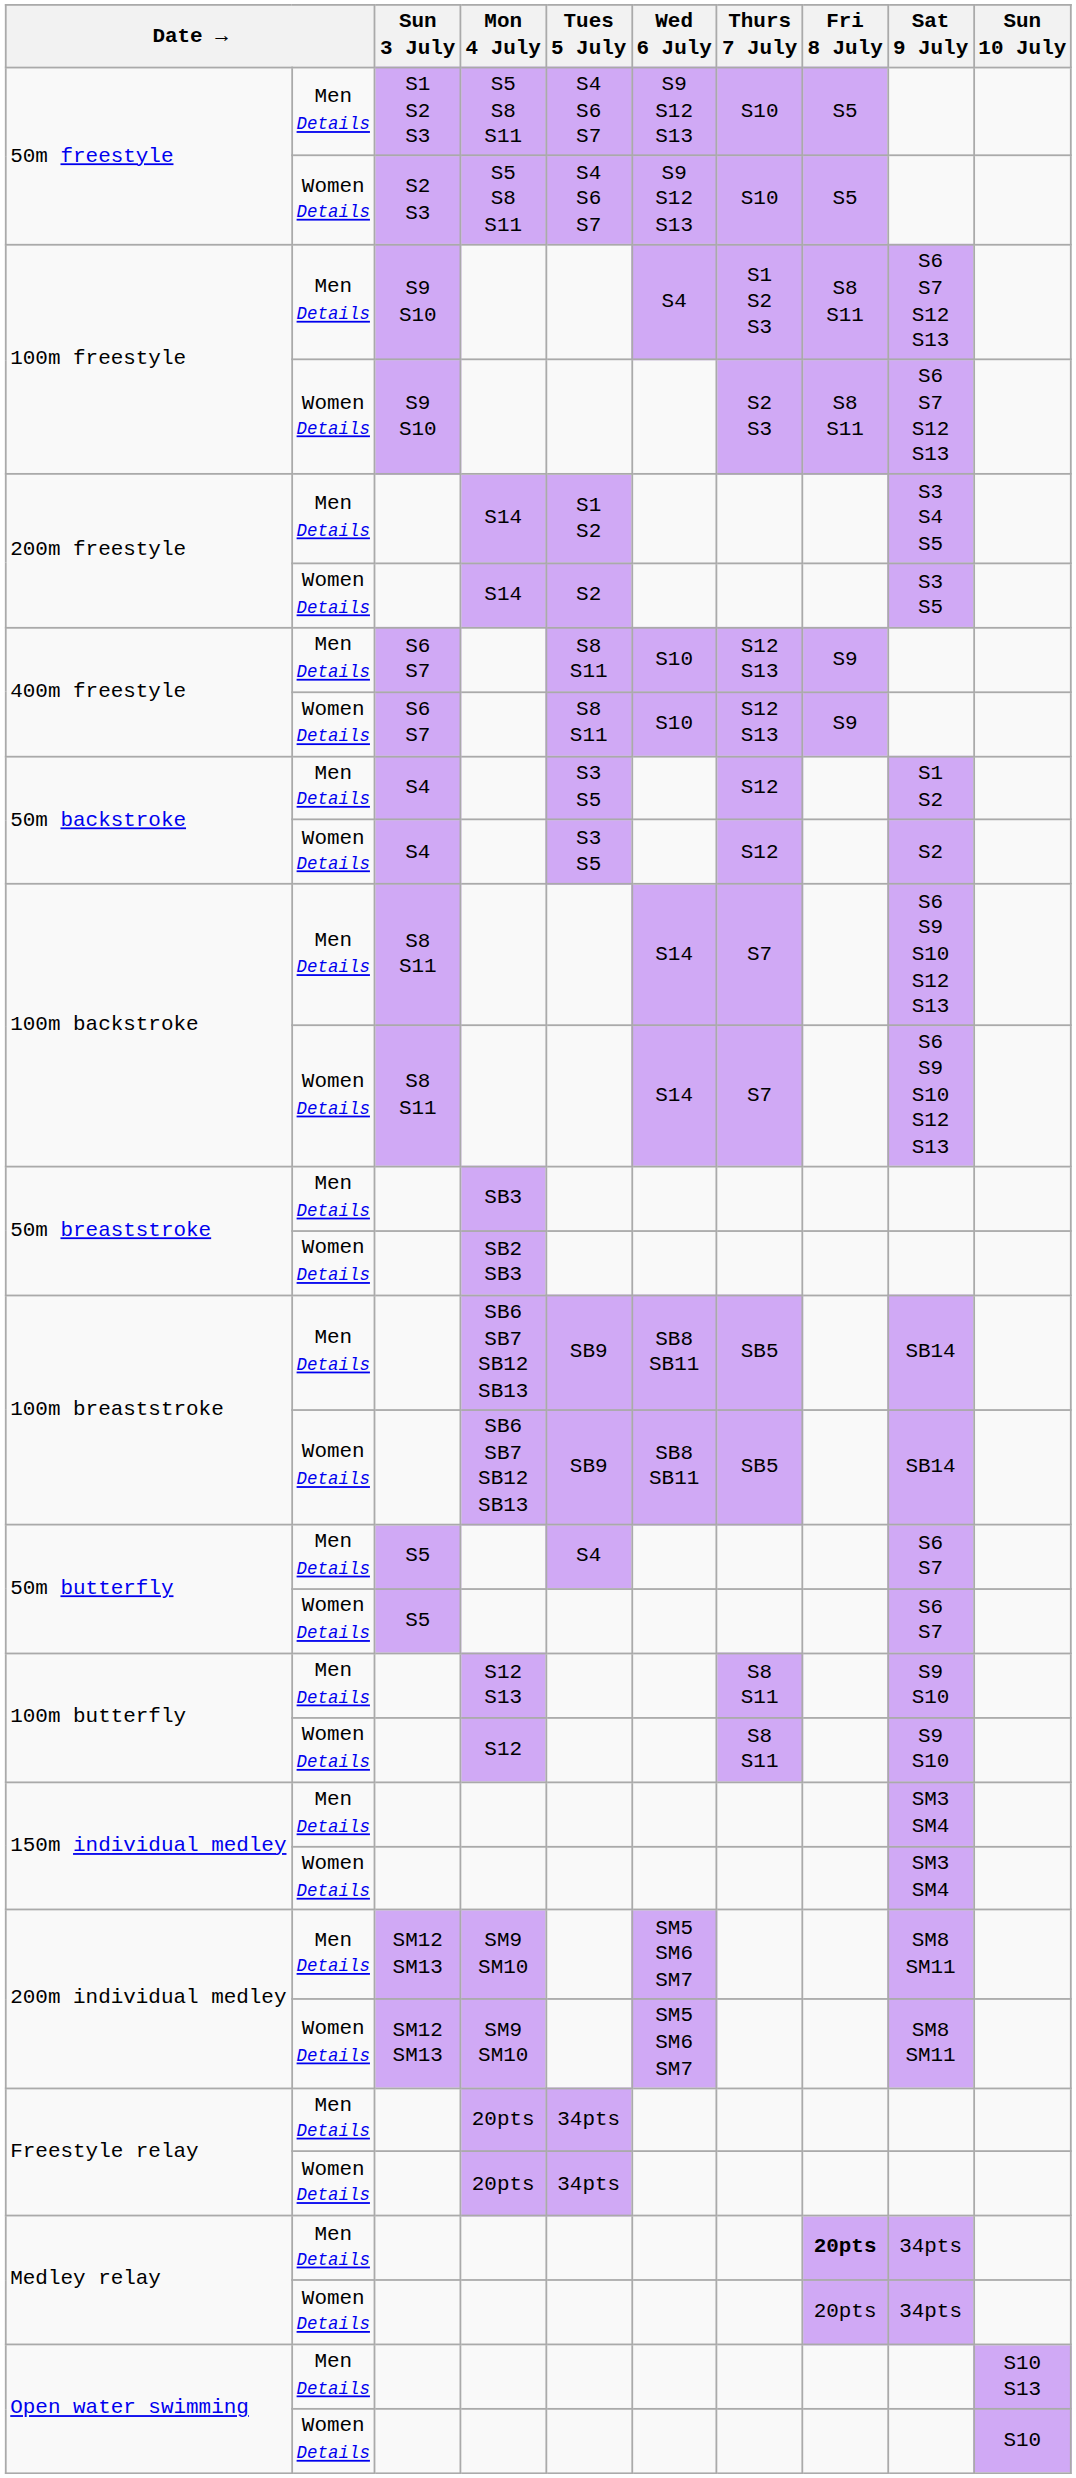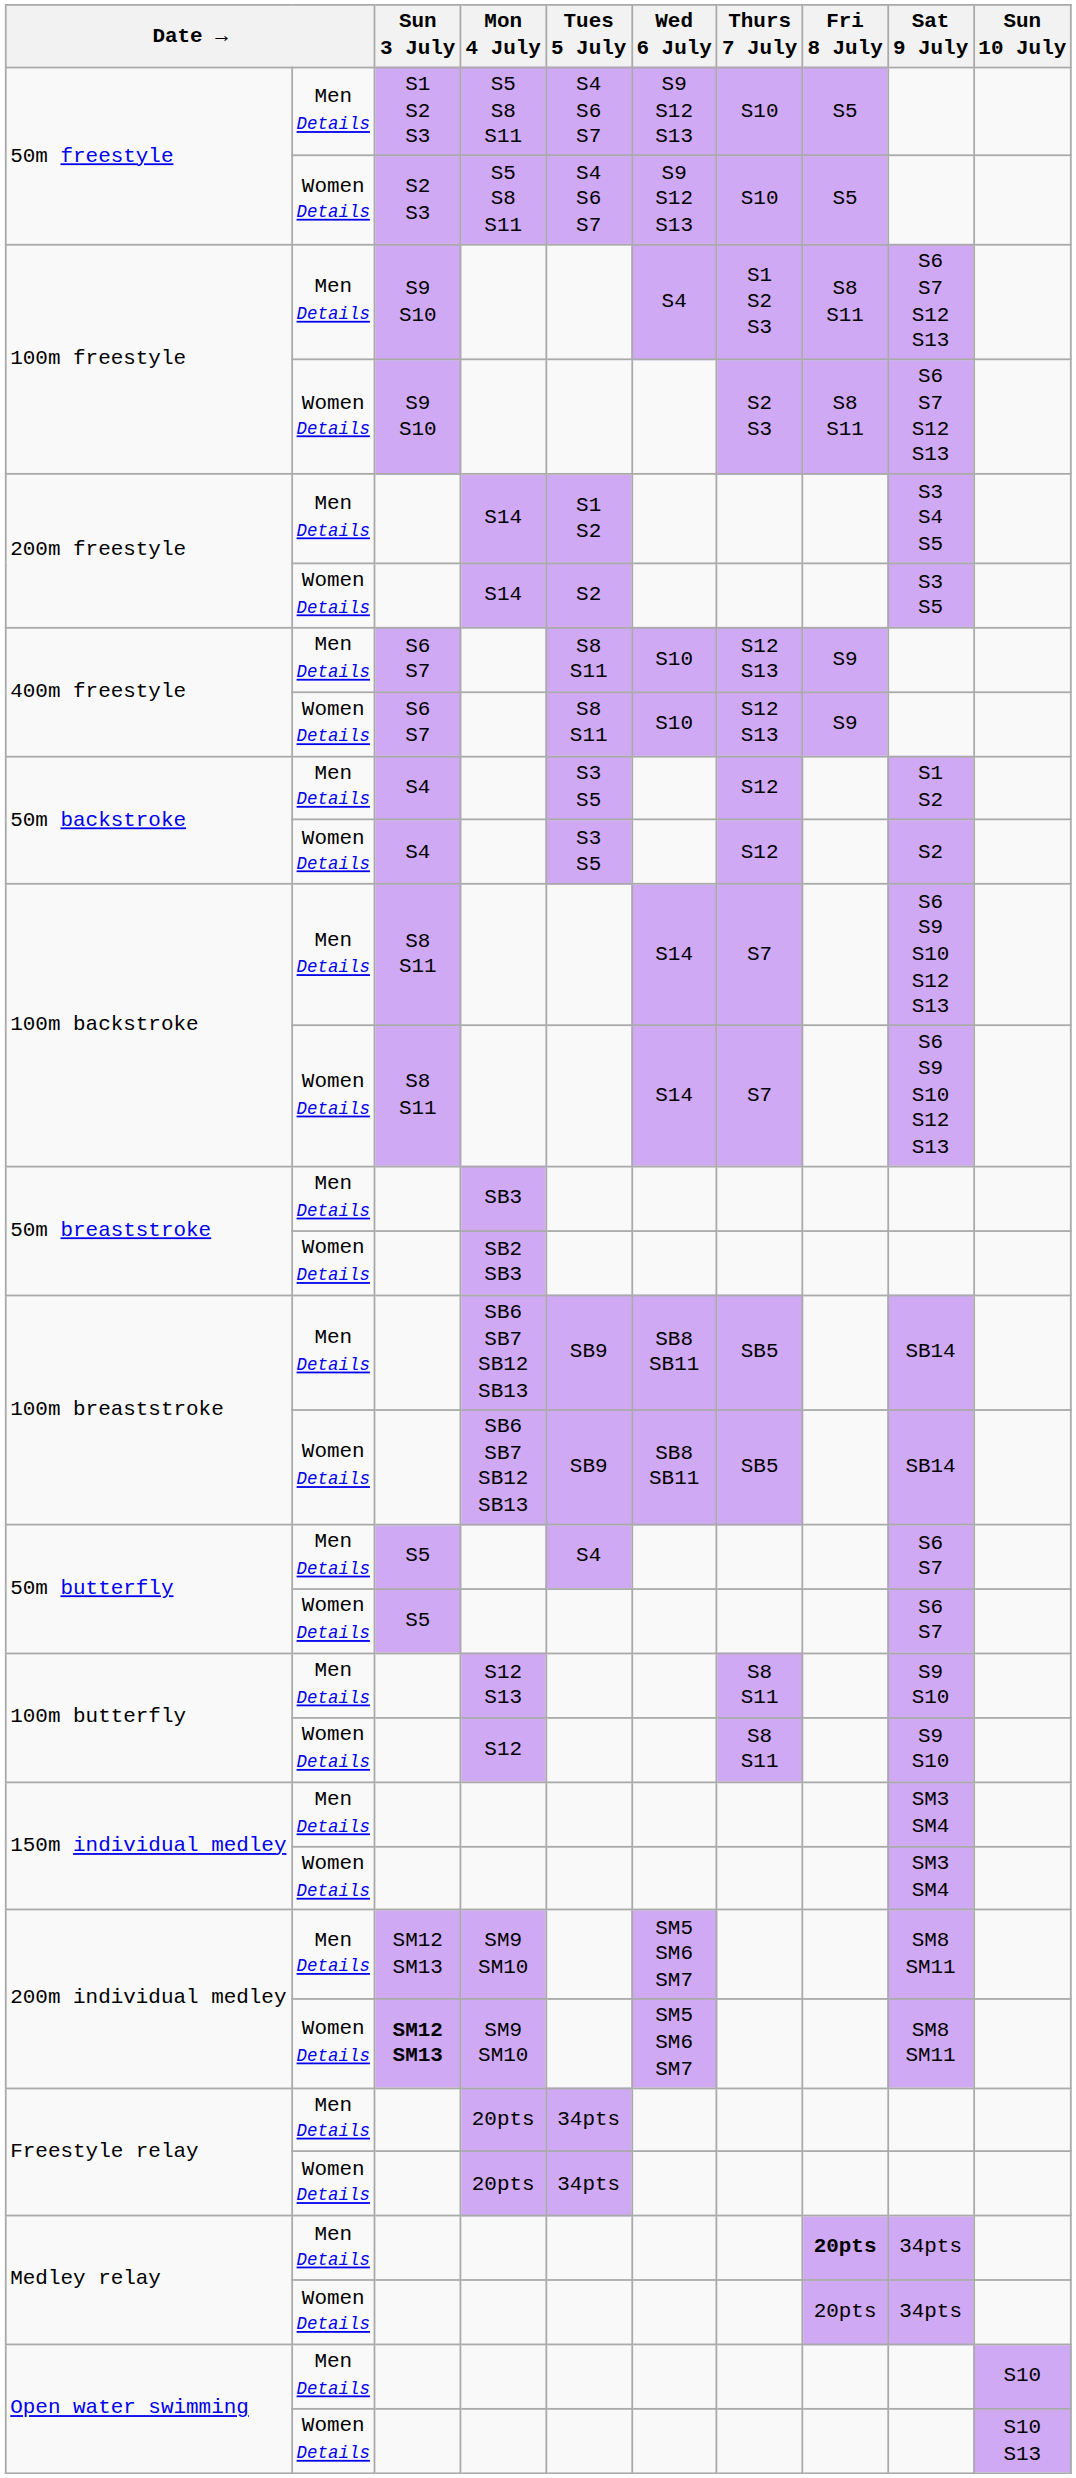(418, 2043) normal -> (418, 2043) bold
(1022, 2376) S10 S13 -> (1022, 2376) S10
(1022, 2441) S10 -> (1022, 2441) S10 S13
